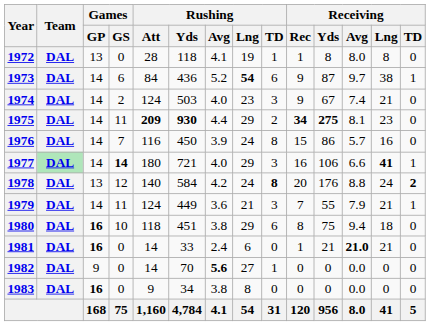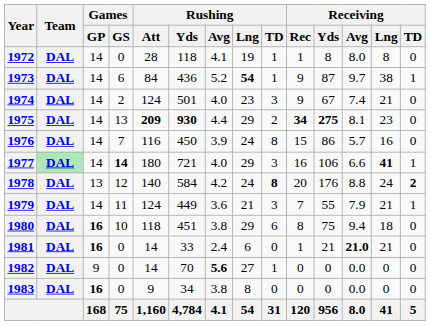(96, 57) 13 -> (96, 57) 14
(274, 78) 6 -> (274, 78) 1
(187, 99) 503 -> (187, 99) 501
(121, 120) 11 -> (121, 120) 13
